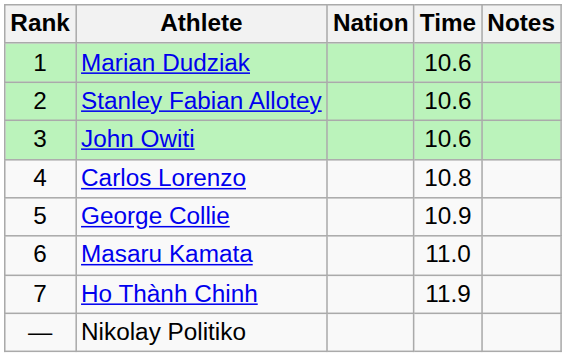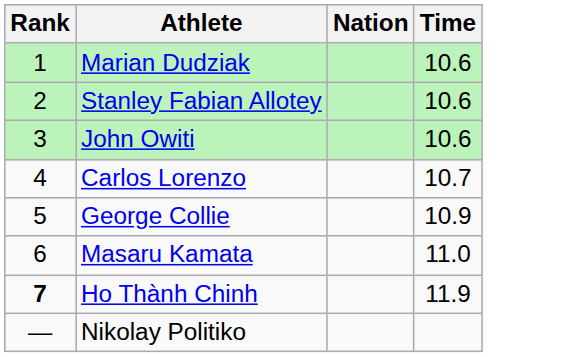- column: (521, 23)
(448, 178) 10.8 -> (448, 178) 10.7
(40, 293) normal -> (40, 293) bold
